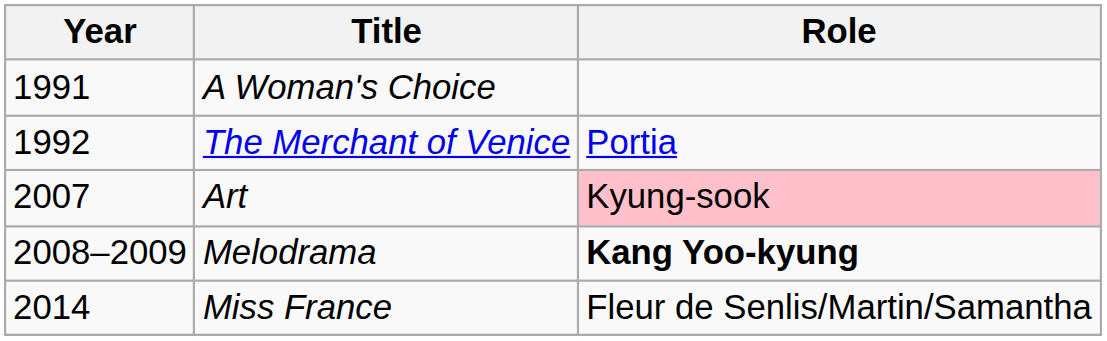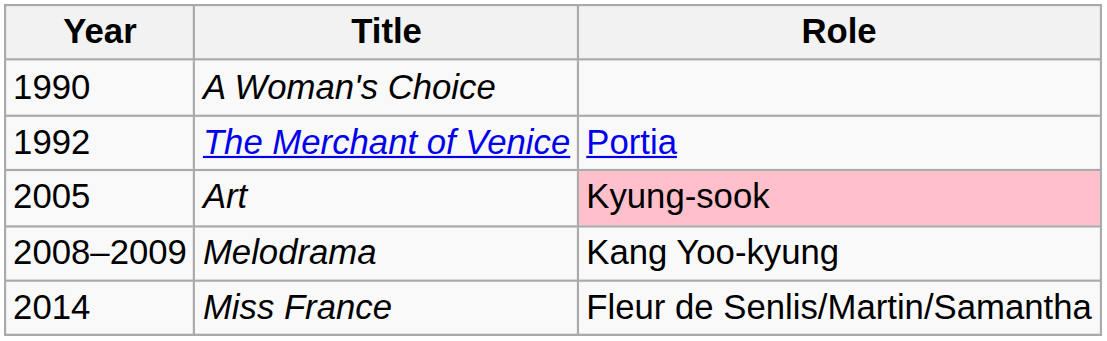(52, 87) 1991 -> (52, 87) 1990
(52, 197) 2007 -> (52, 197) 2005
(723, 252) bold -> (713, 252) normal
